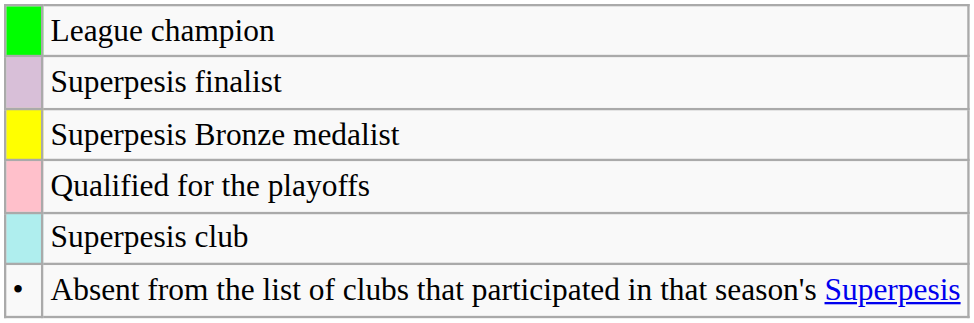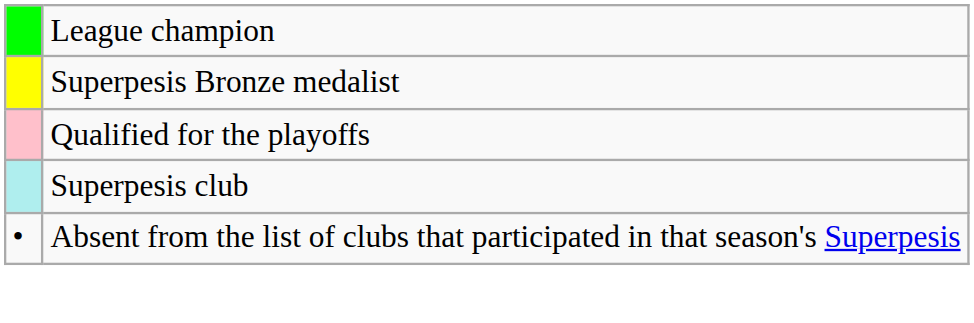- row: (166, 81)
